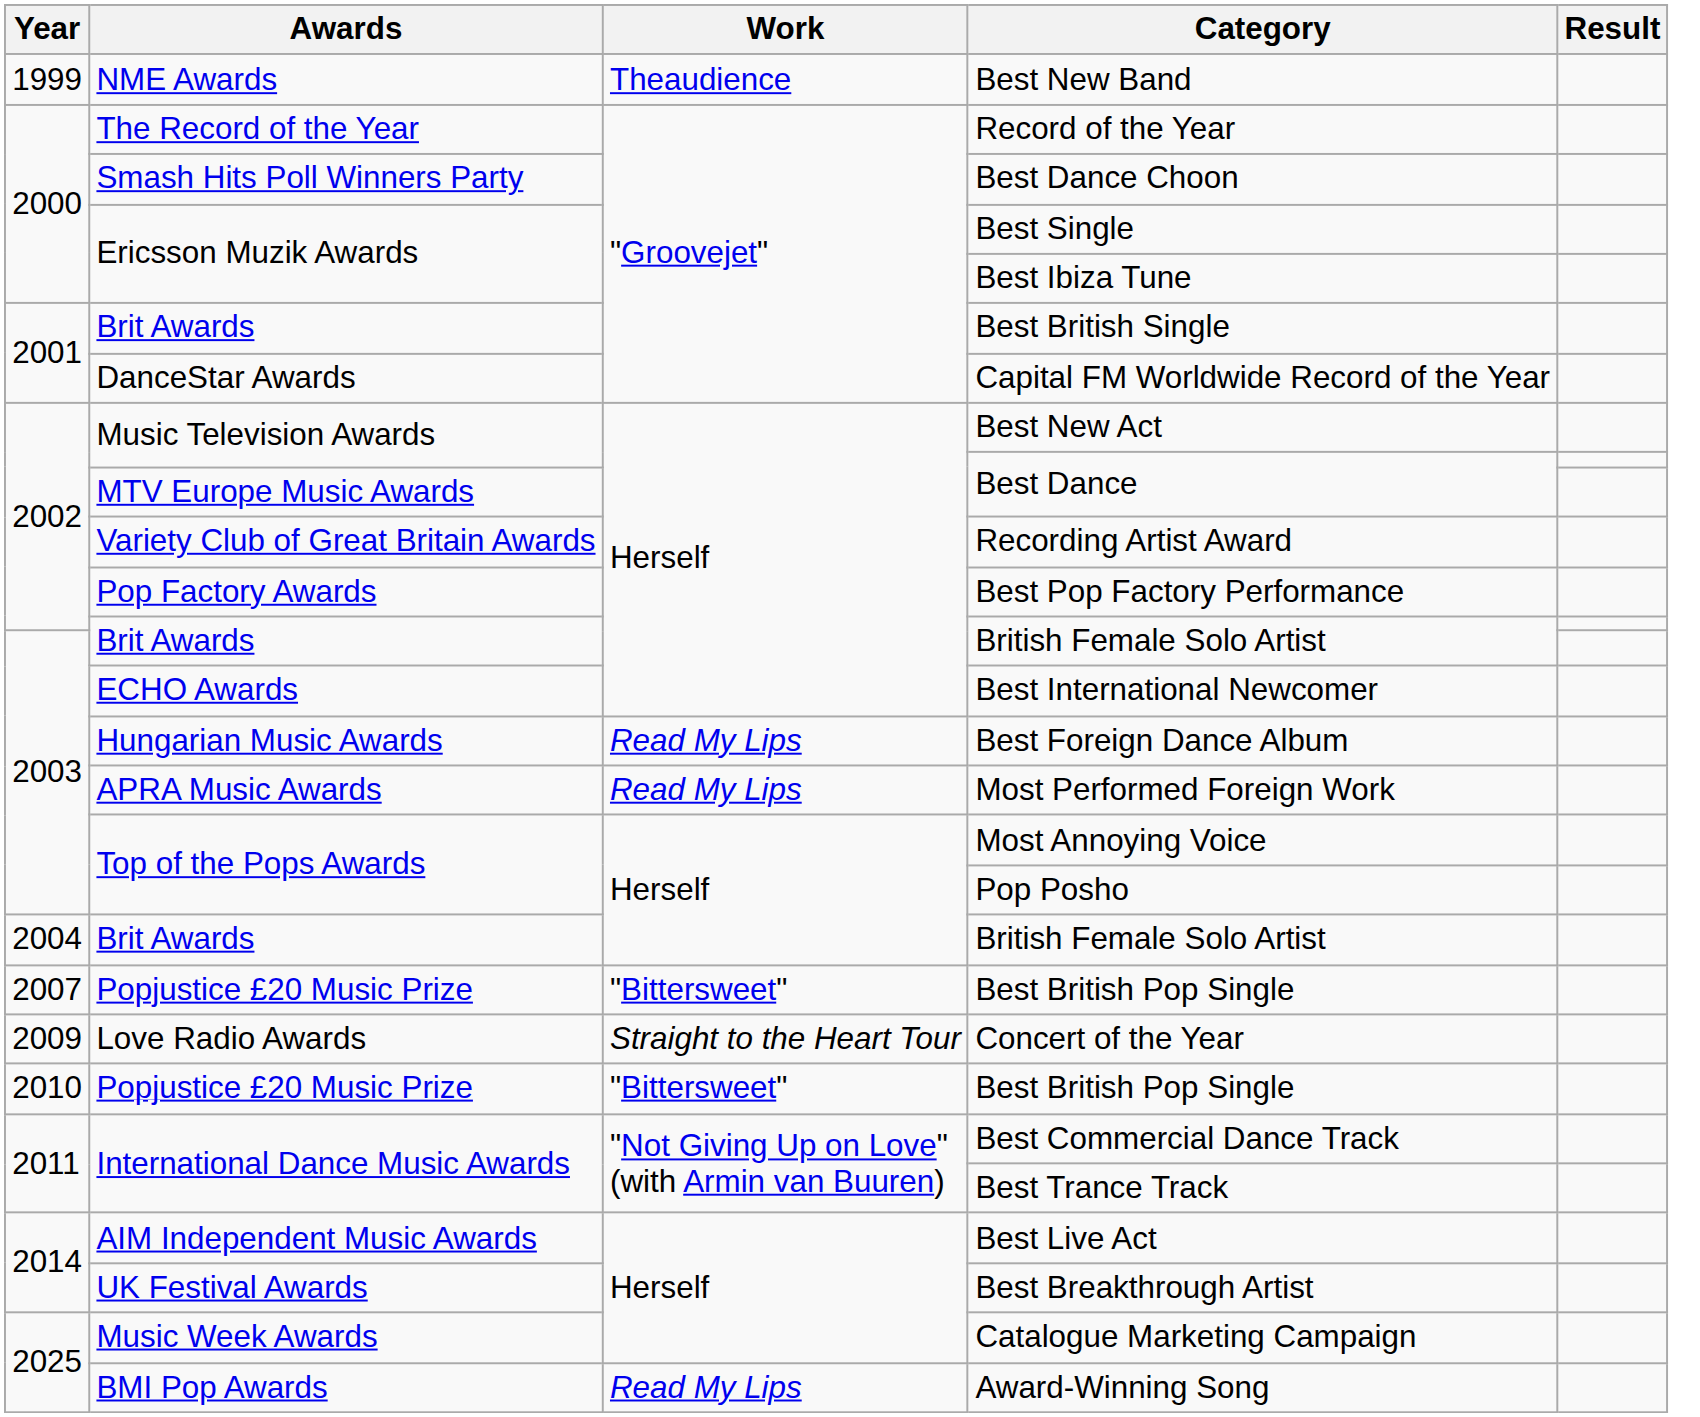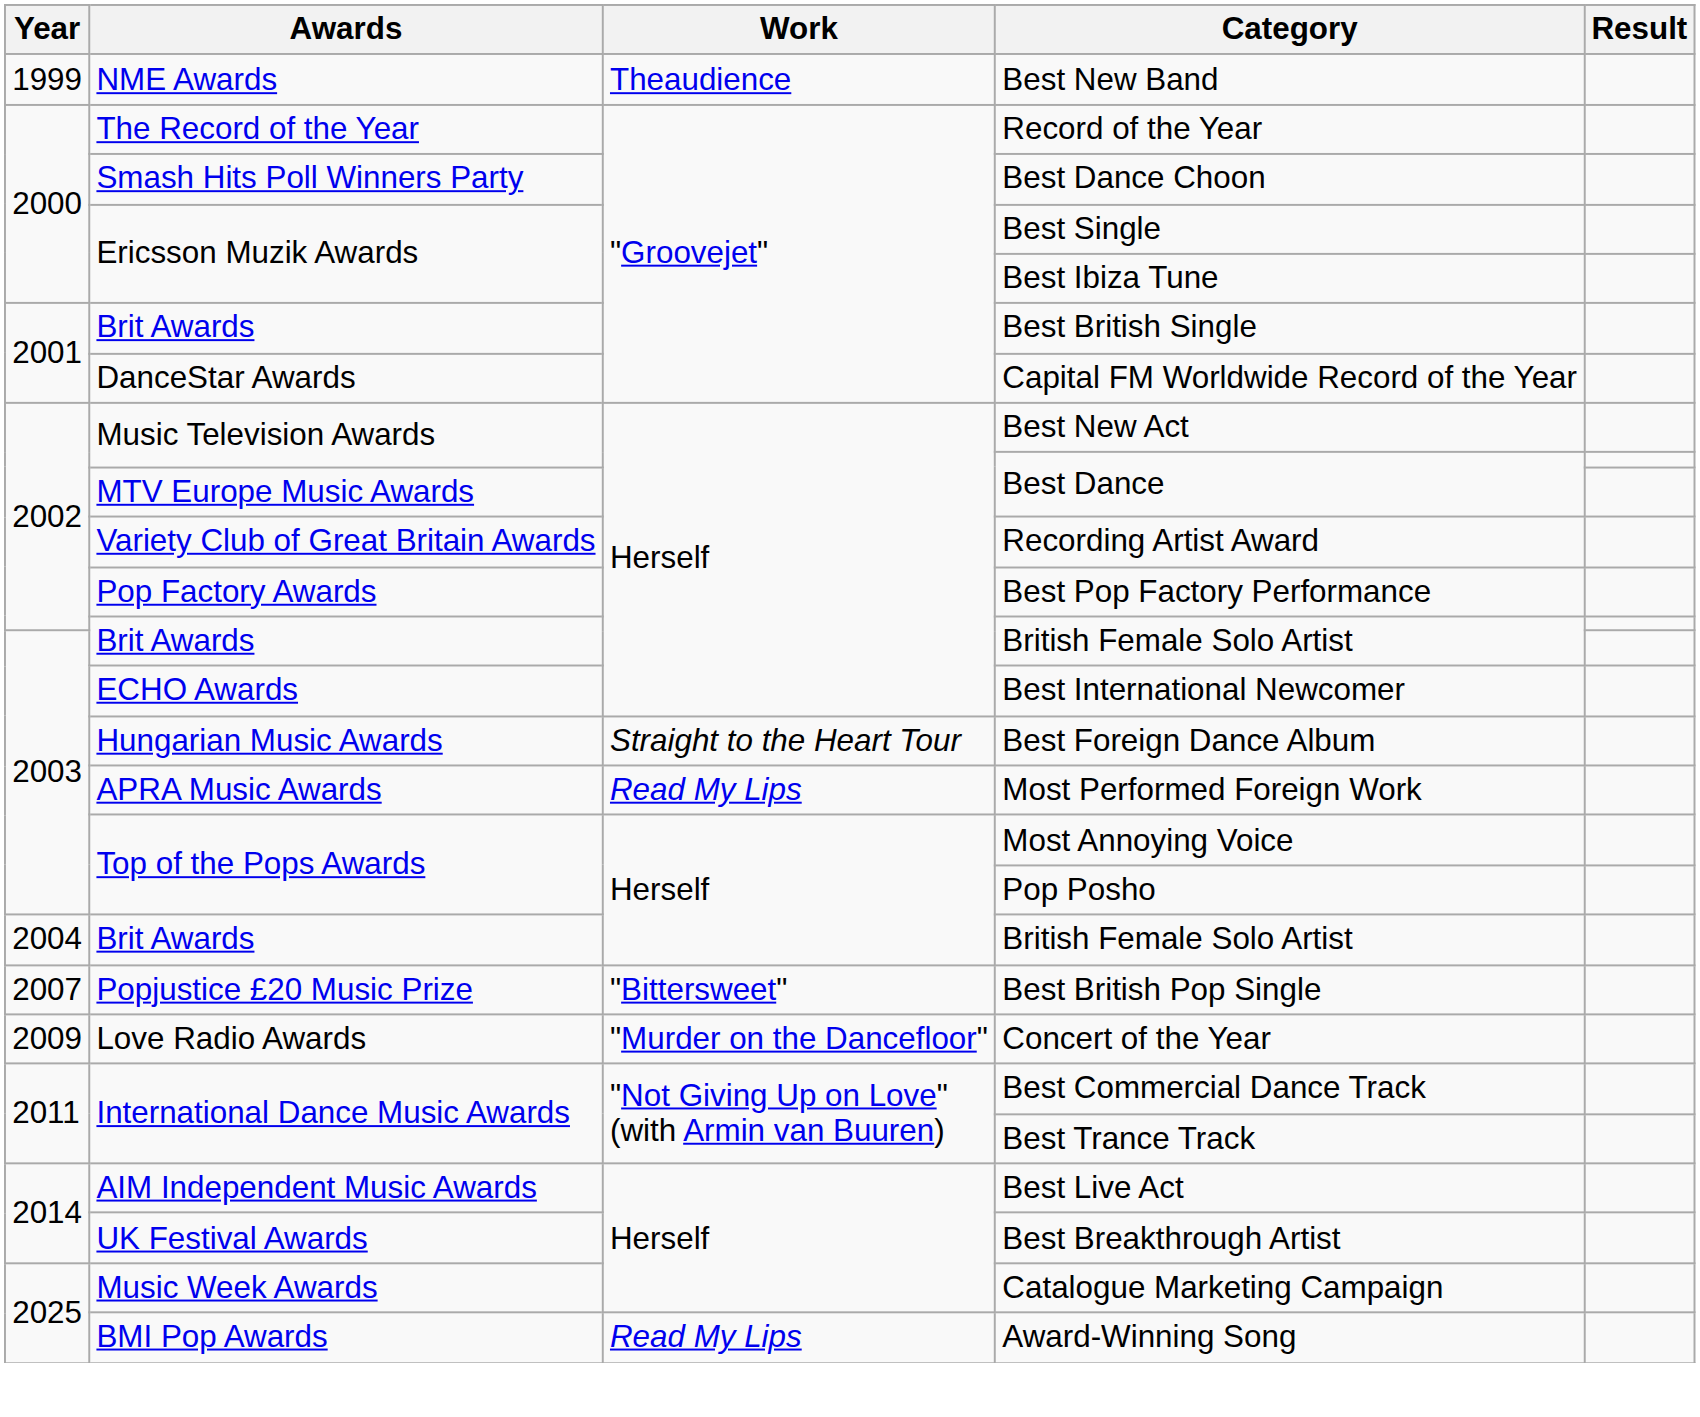(706, 740) Read My Lips -> (785, 740) Straight to the Heart Tour
(785, 1038) Straight to the Heart Tour -> (799, 1038) "Murder on the Dancefloor"
- row: (47, 1088)
